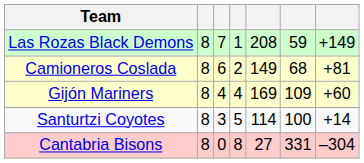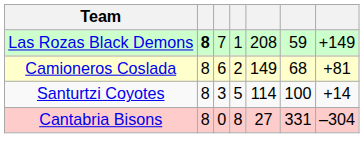(205, 42) normal -> (205, 42) bold
- row: (101, 94)
